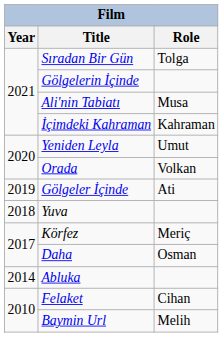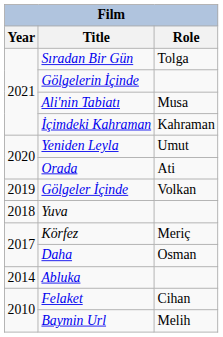(177, 168) Volkan -> (166, 168) Ati
(166, 189) Ati -> (177, 189) Volkan
